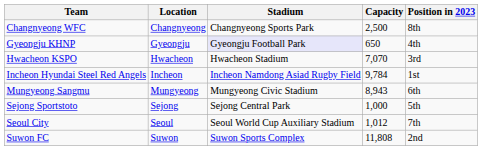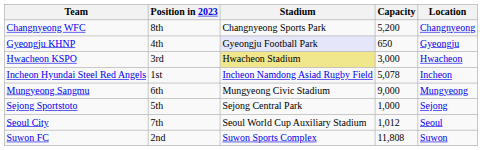columns swapped: (178, 12) <-> (441, 12)
(376, 28) 2,500 -> (389, 28) 5,200
(249, 59) no background -> (261, 59) khaki background
(376, 59) 7,070 -> (389, 59) 3,000
(376, 75) 9,784 -> (389, 75) 5,078
(376, 91) 8,943 -> (389, 91) 9,000
